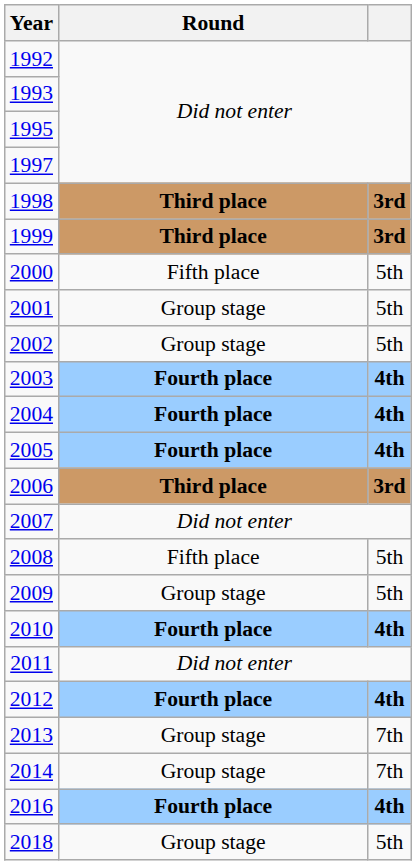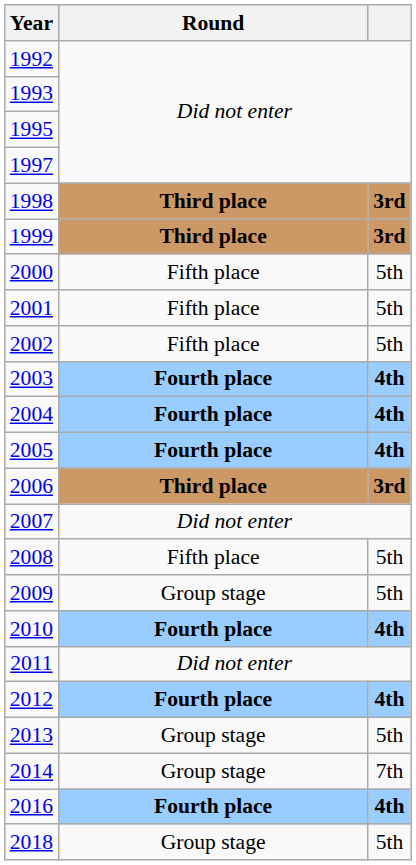(213, 307) Group stage -> (213, 307) Fifth place
(213, 343) Group stage -> (213, 343) Fifth place
(389, 735) 7th -> (389, 735) 5th
